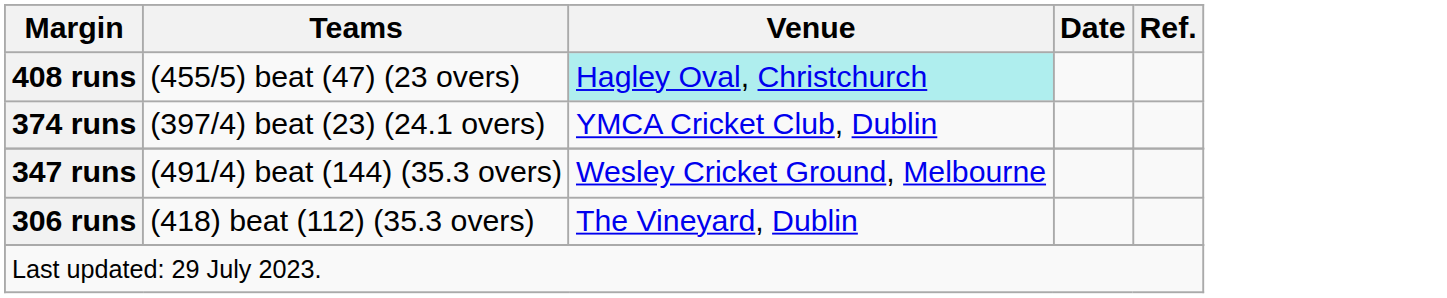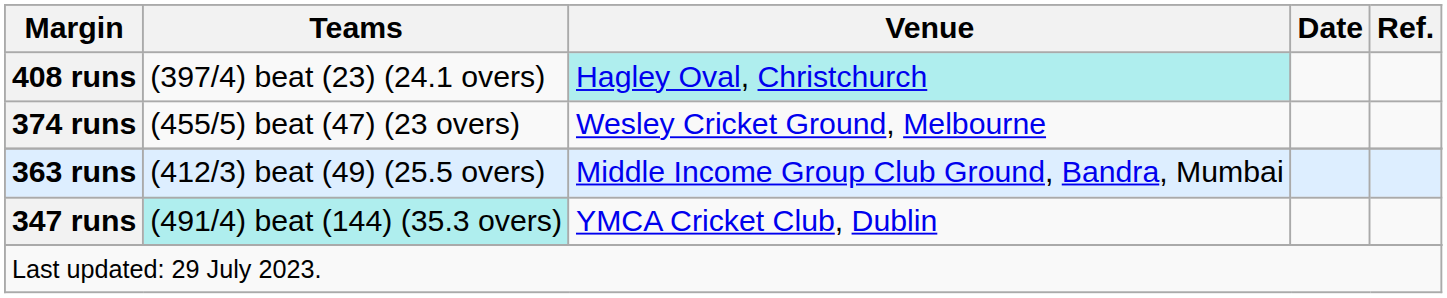(335, 76) (455/5) beat (47) (23 overs) -> (348, 76) (397/4) beat (23) (24.1 overs)
(348, 124) (397/4) beat (23) (24.1 overs) -> (335, 124) (455/5) beat (47) (23 overs)
(757, 124) YMCA Cricket Club, Dublin -> (811, 124) Wesley Cricket Ground, Melbourne
+ row: (74, 172)
(356, 172) no background -> (356, 220) paleturquoise background
(811, 172) Wesley Cricket Ground, Melbourne -> (757, 220) YMCA Cricket Club, Dublin
- row: (74, 220)
